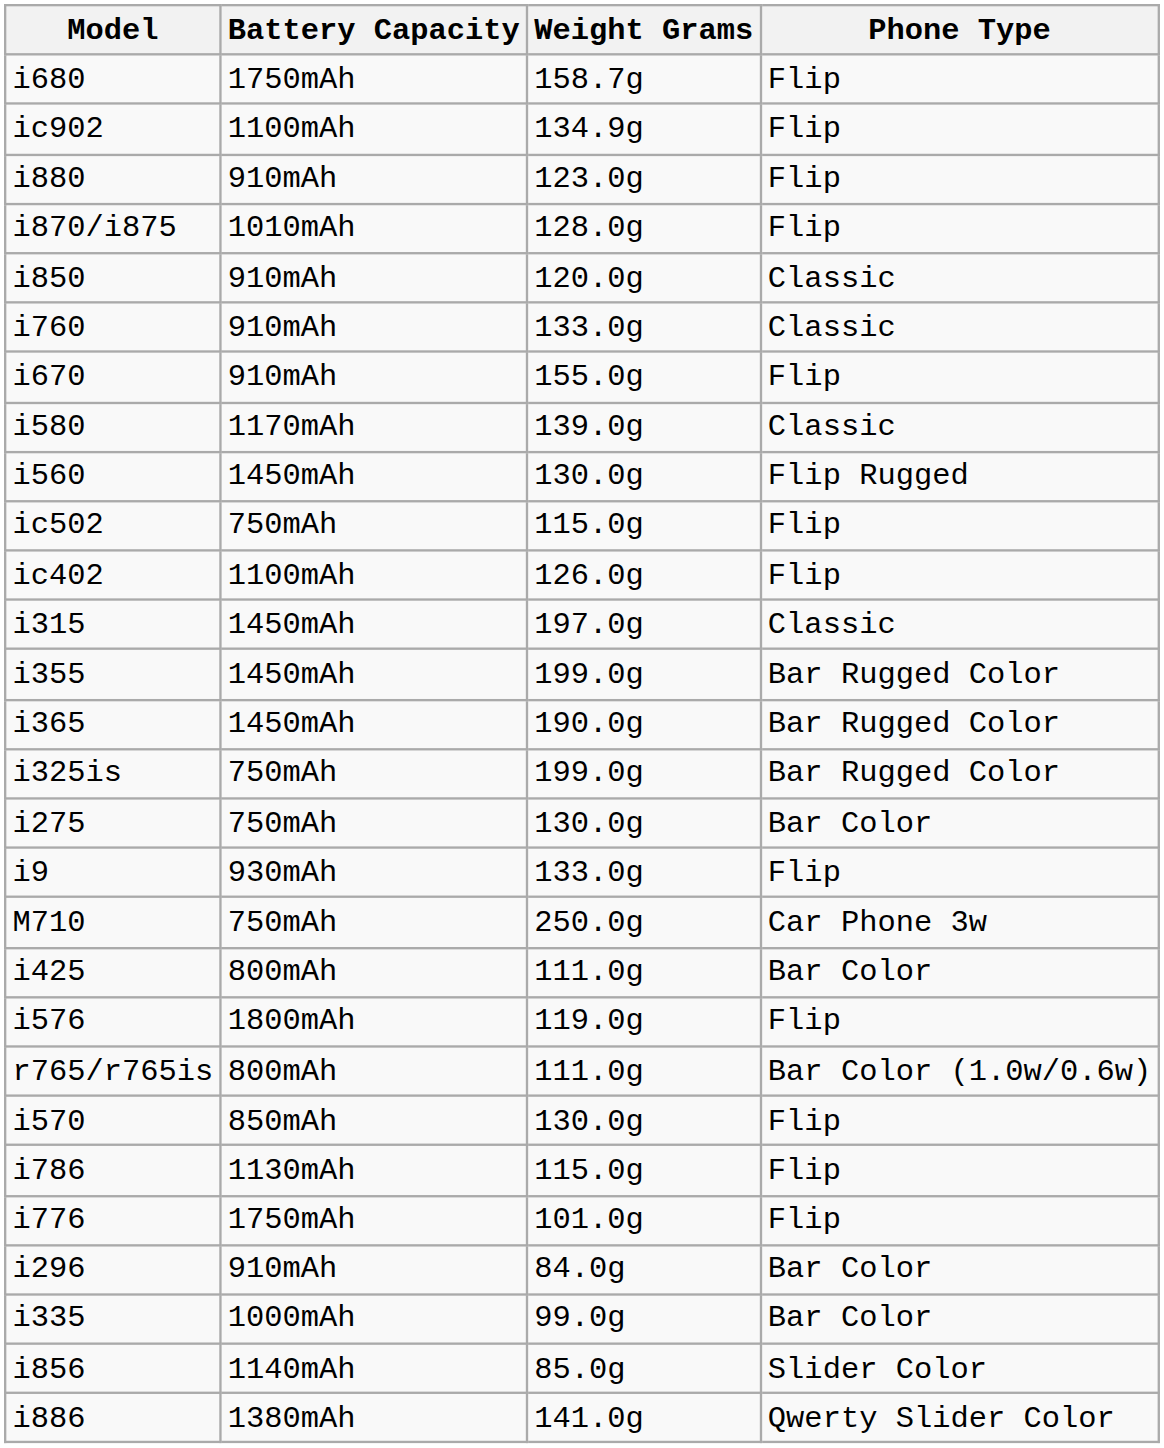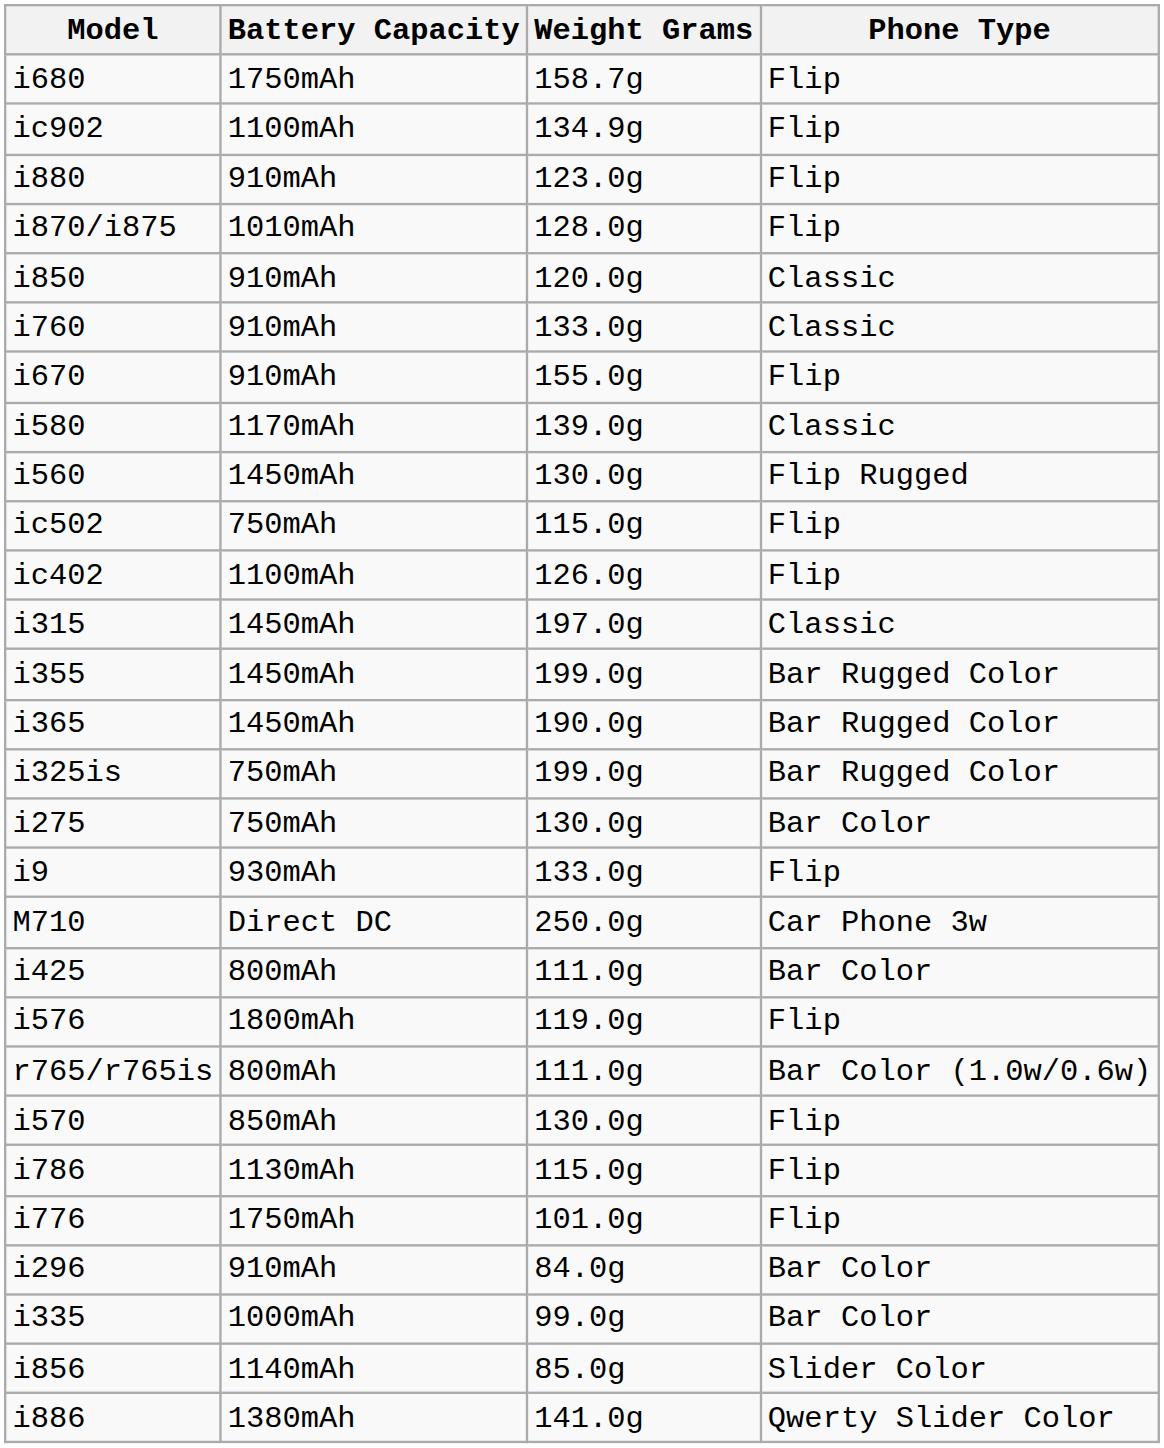(282, 922) 750mAh -> (310, 922) Direct DC
